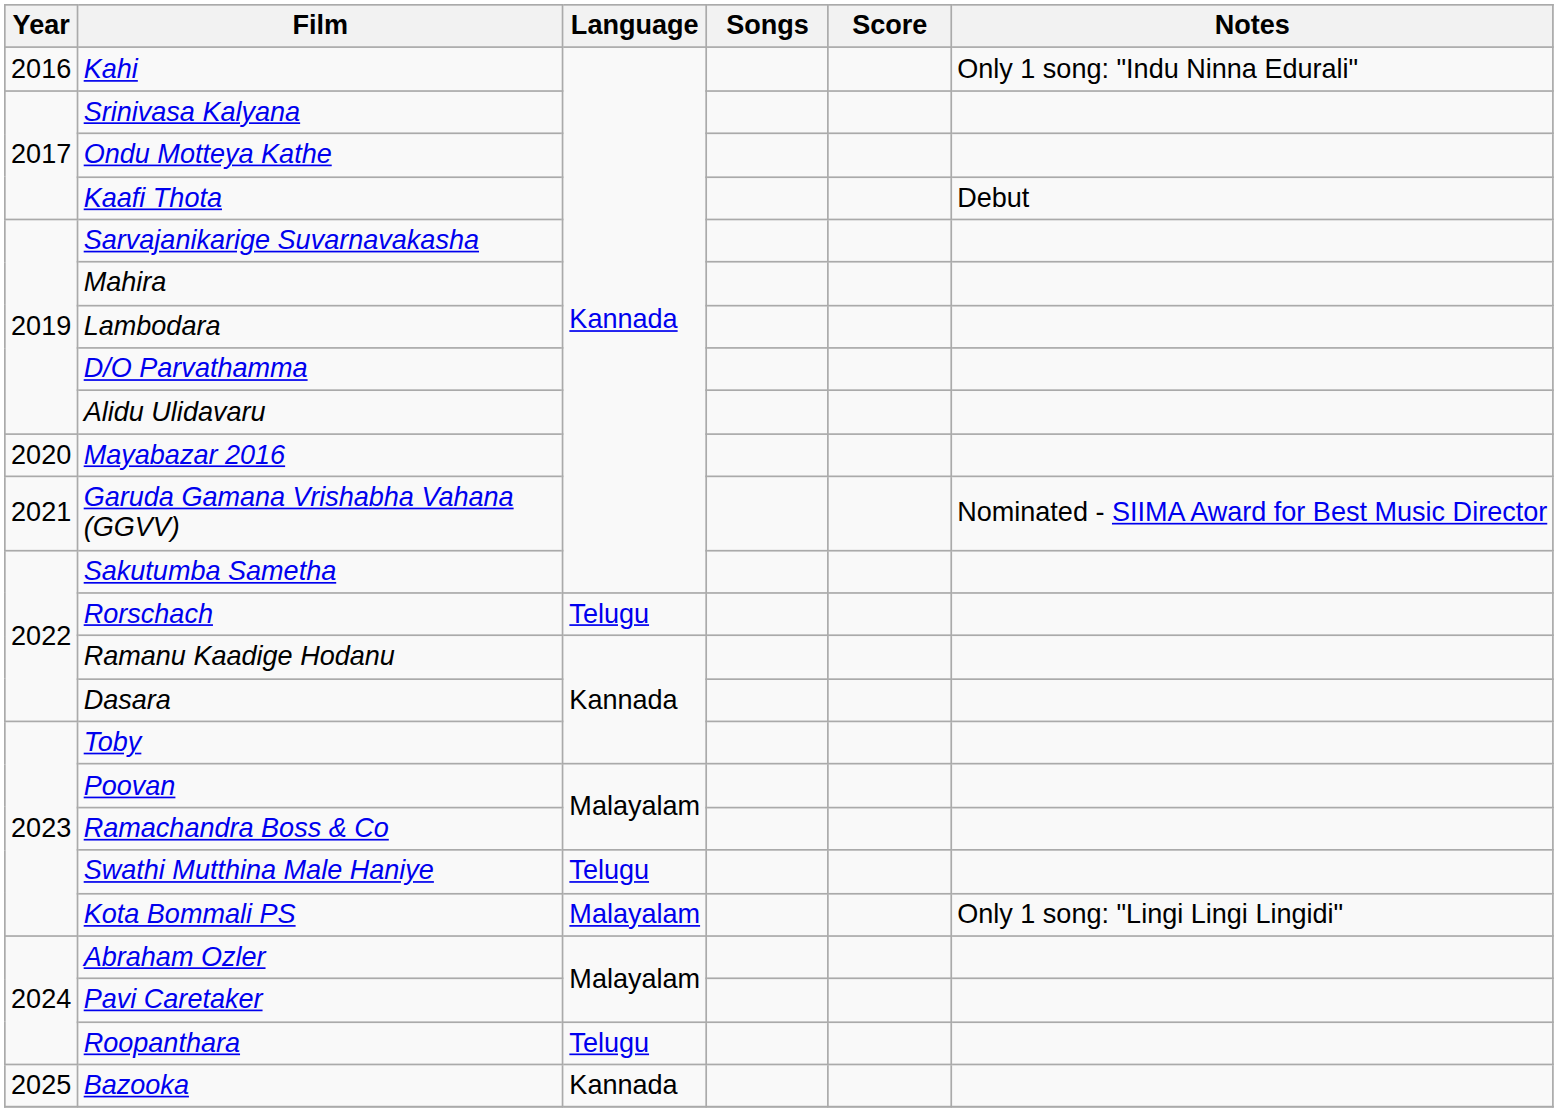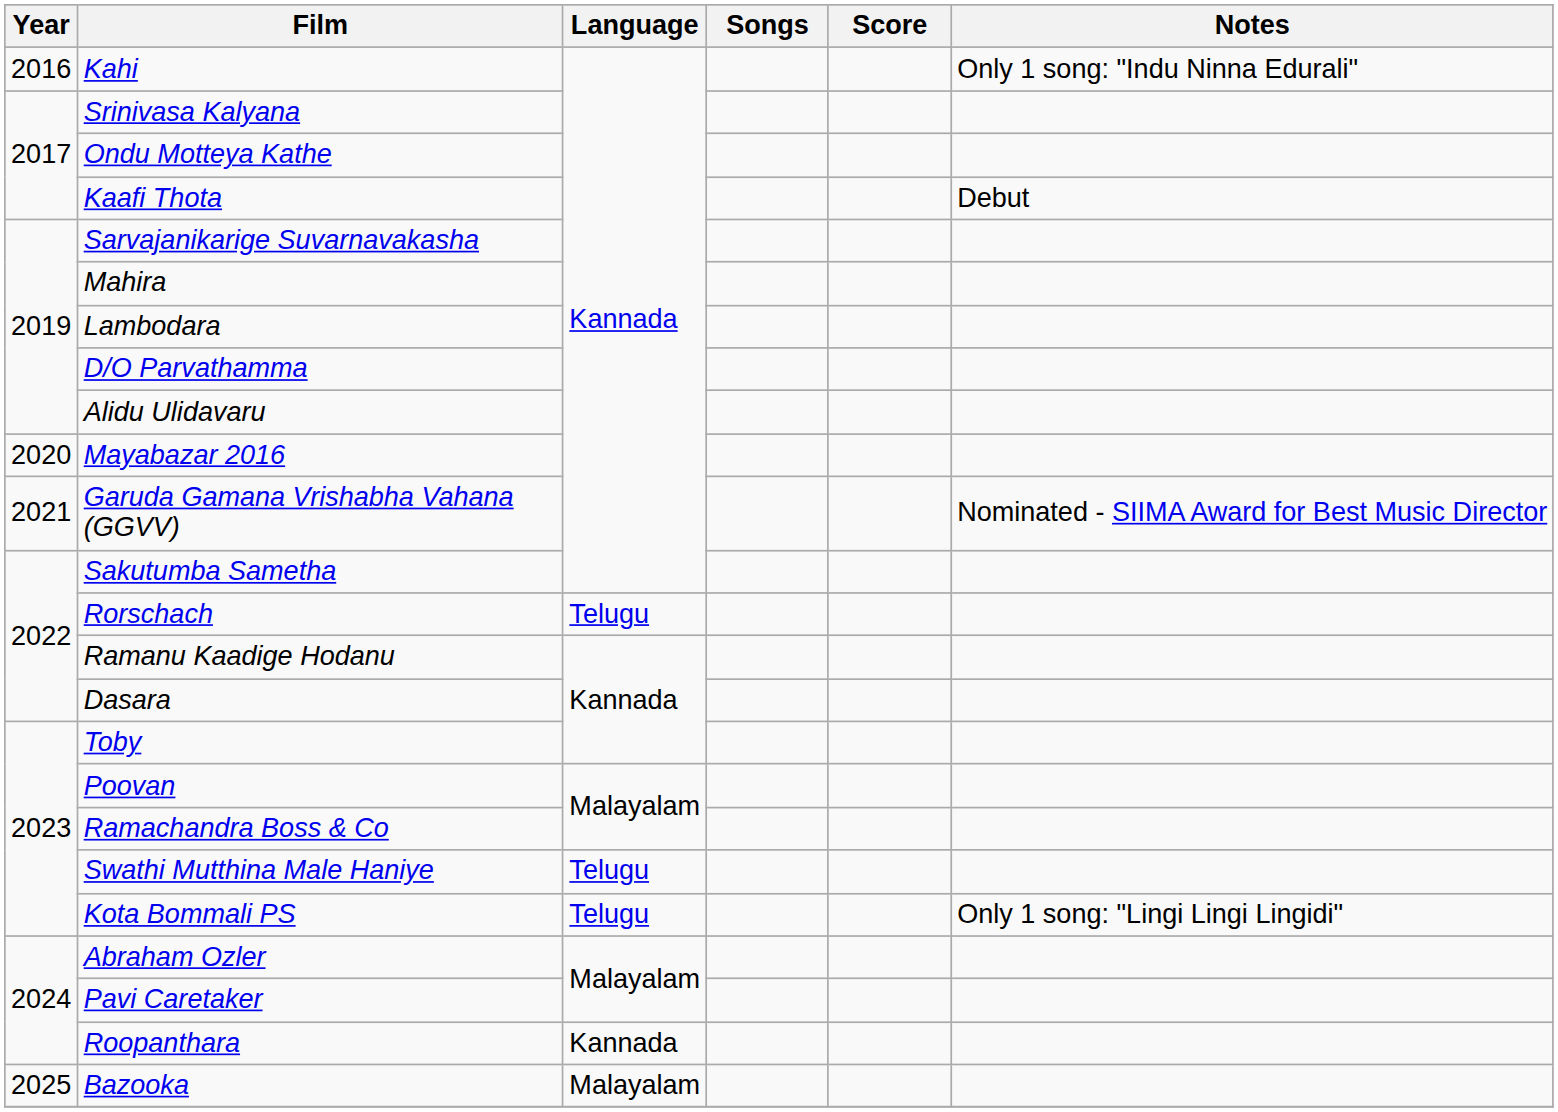(635, 914) Malayalam -> (609, 914) Telugu
(609, 1042) Telugu -> (623, 1042) Kannada
(623, 1085) Kannada -> (635, 1085) Malayalam
